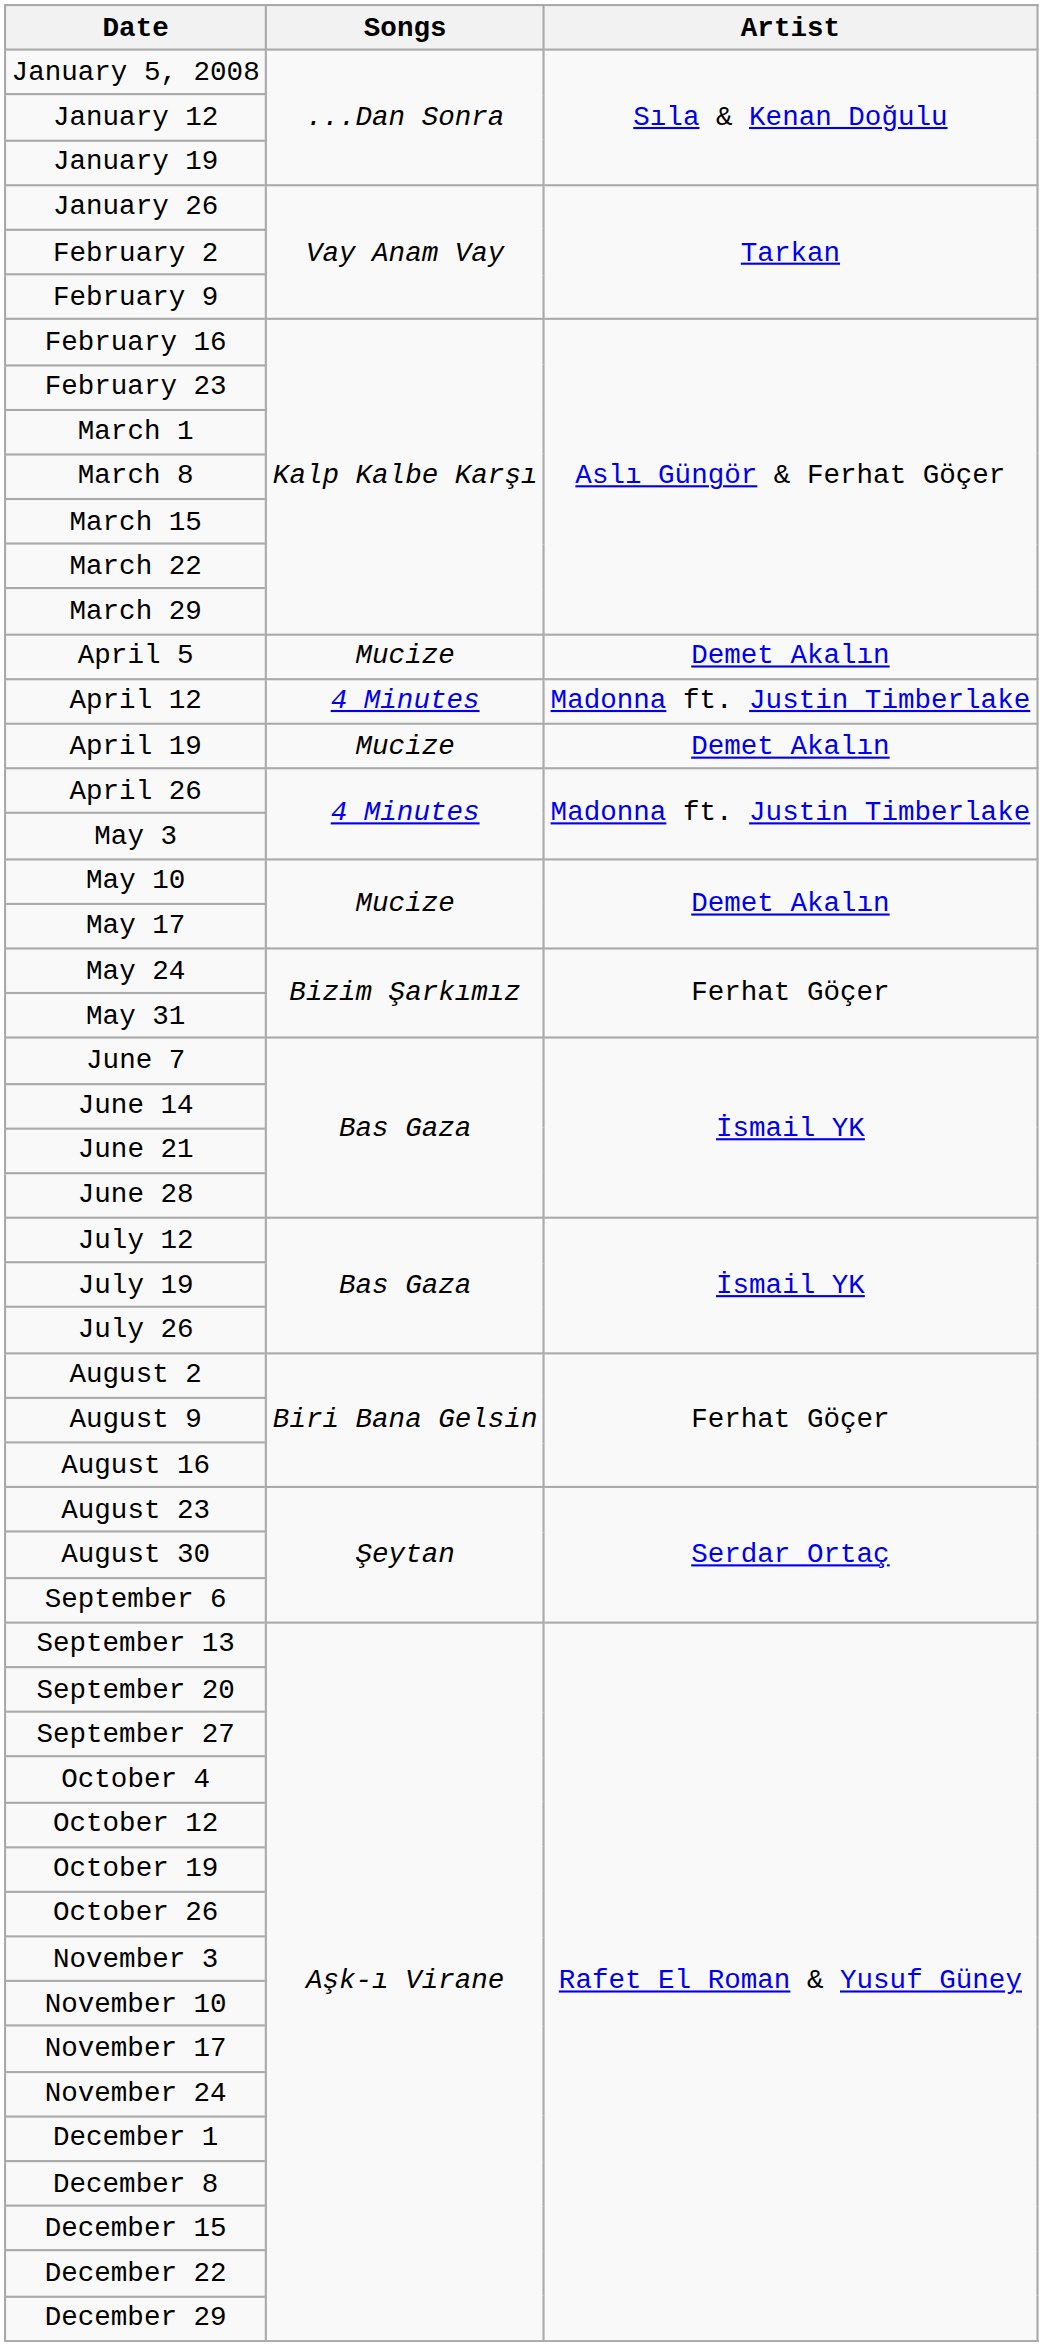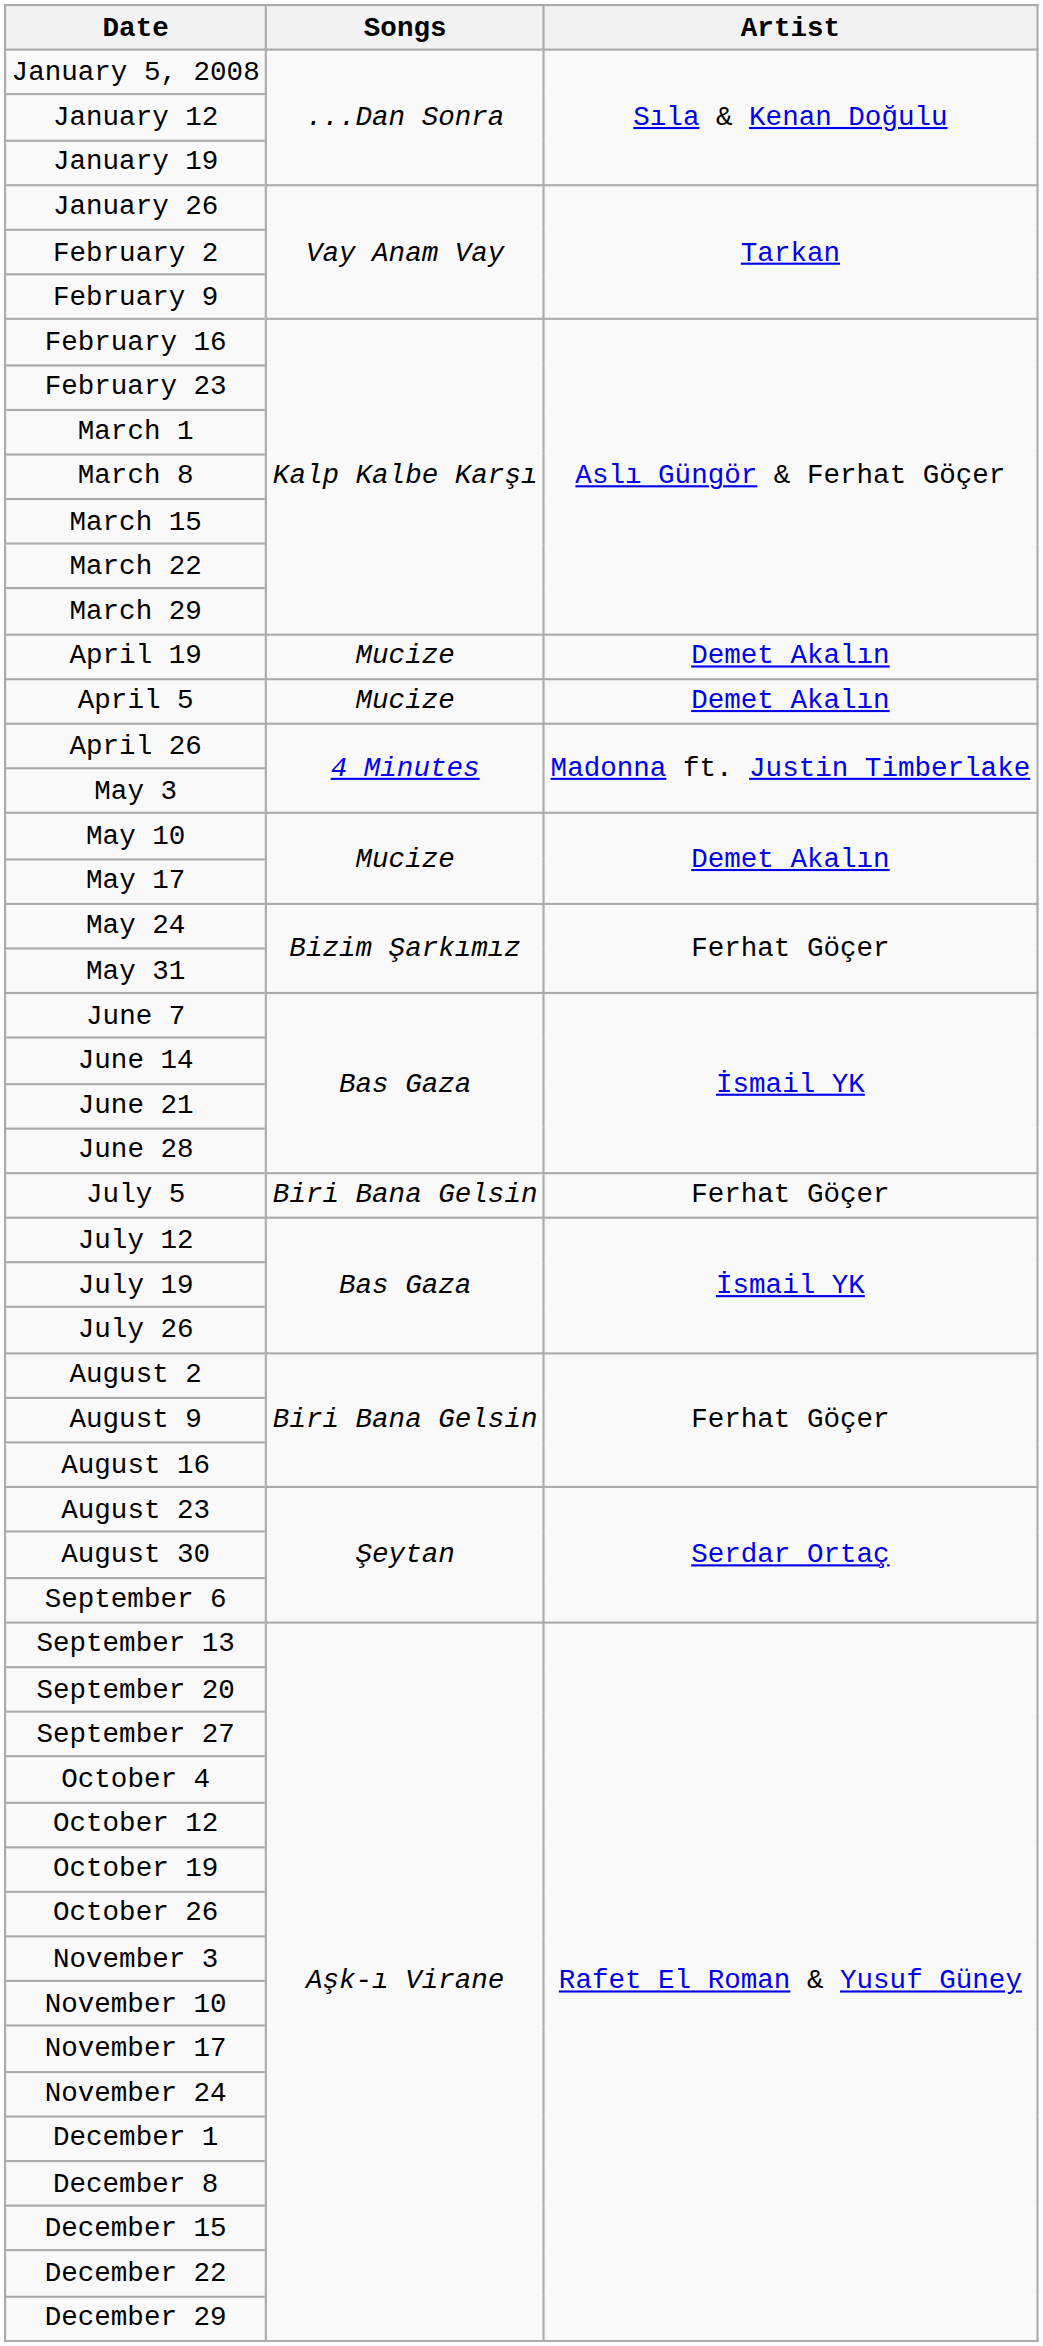rows swapped: (136, 656) <-> (136, 746)
- row: (136, 701)
+ row: (136, 1195)
